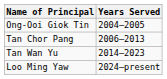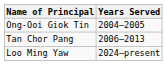- row: (32, 53)
